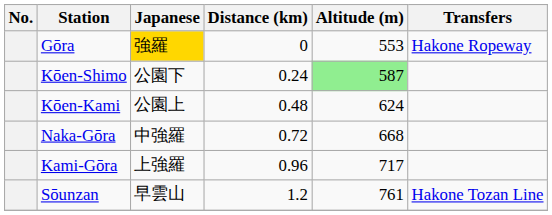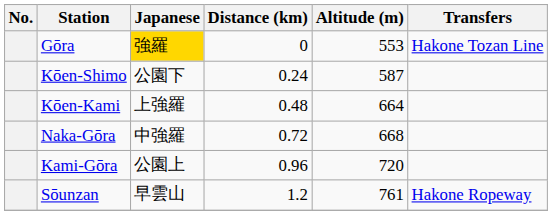(472, 46) Hakone Ropeway -> (478, 46) Hakone Tozan Line
(391, 75) lightgreen background -> (391, 75) no background
(160, 105) 公園上 -> (160, 105) 上強羅
(391, 105) 624 -> (391, 105) 664
(160, 164) 上強羅 -> (160, 164) 公園上
(391, 165) 717 -> (391, 165) 720
(478, 195) Hakone Tozan Line -> (472, 195) Hakone Ropeway
